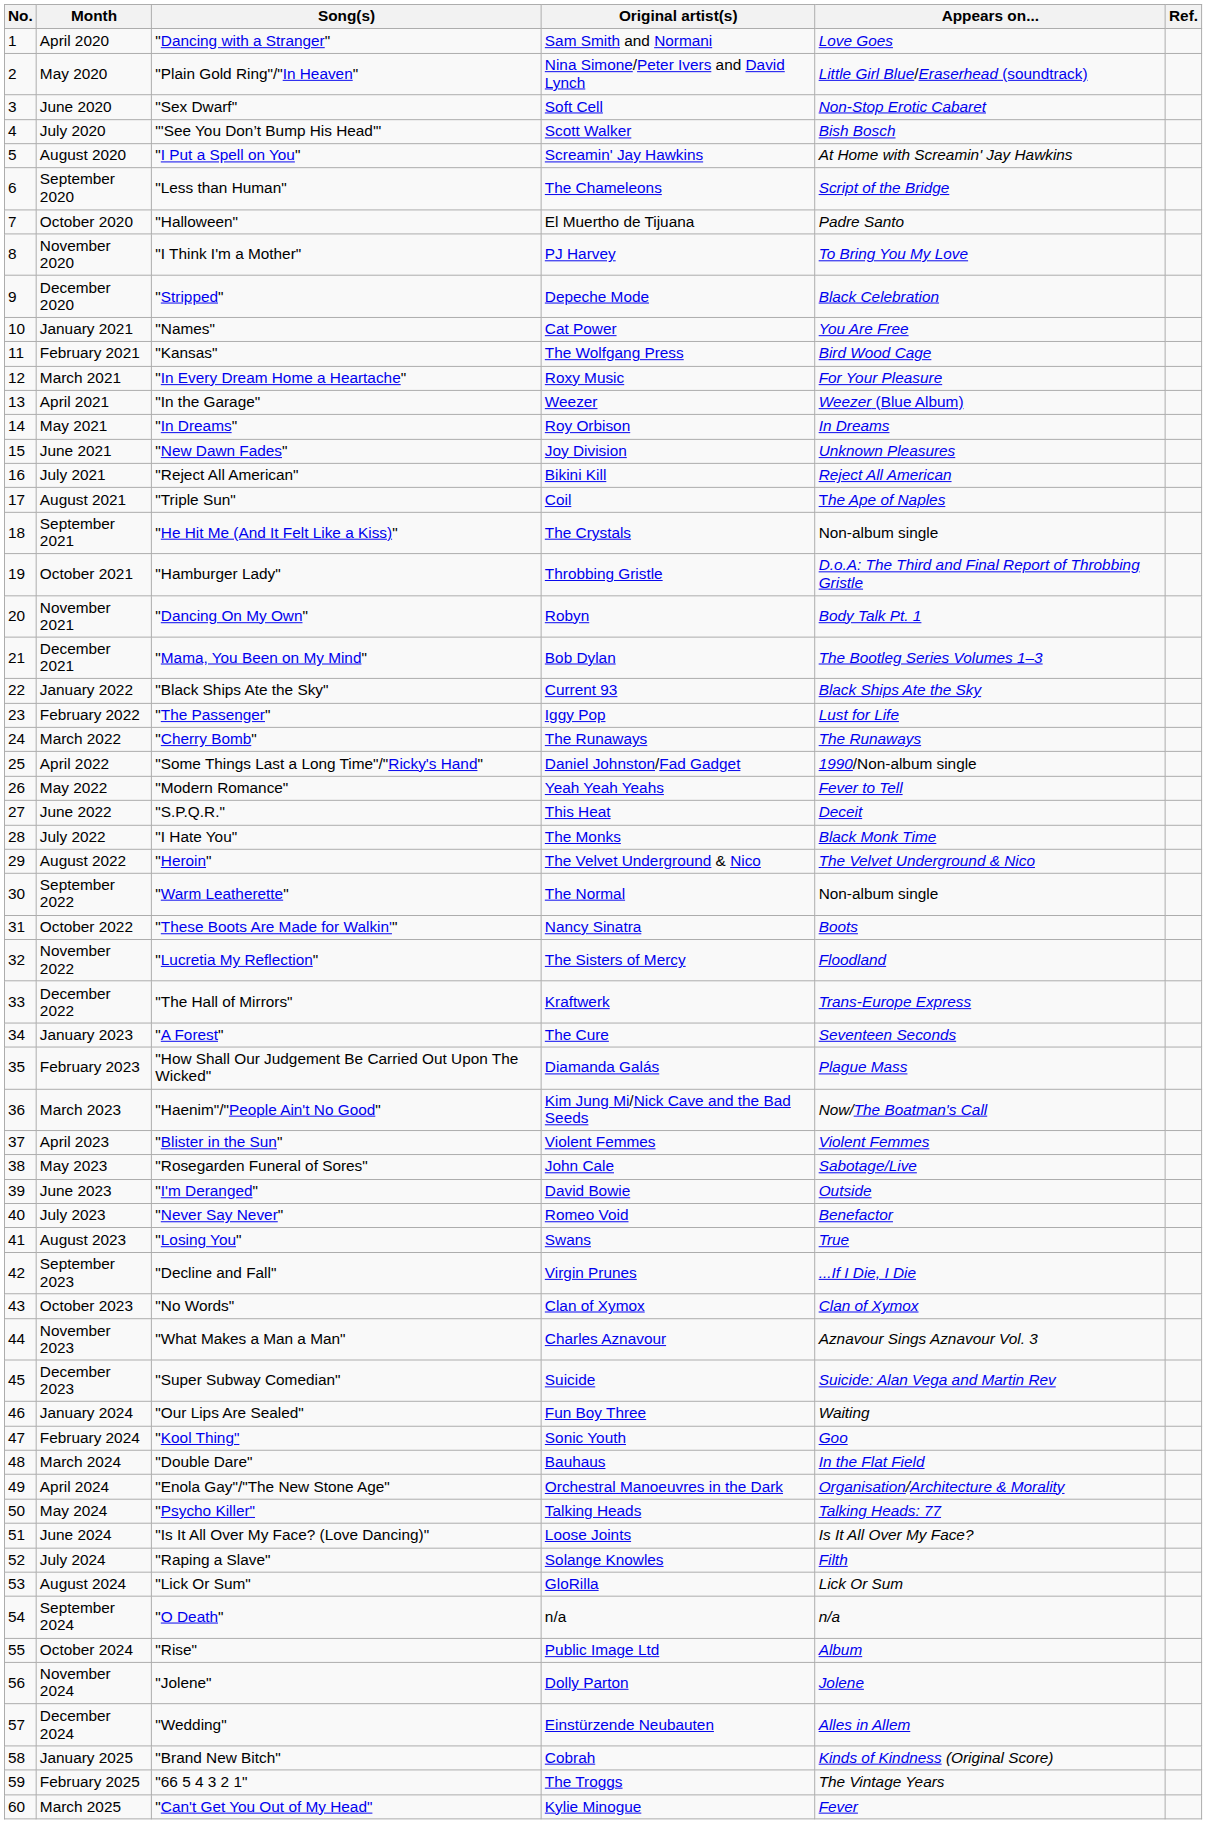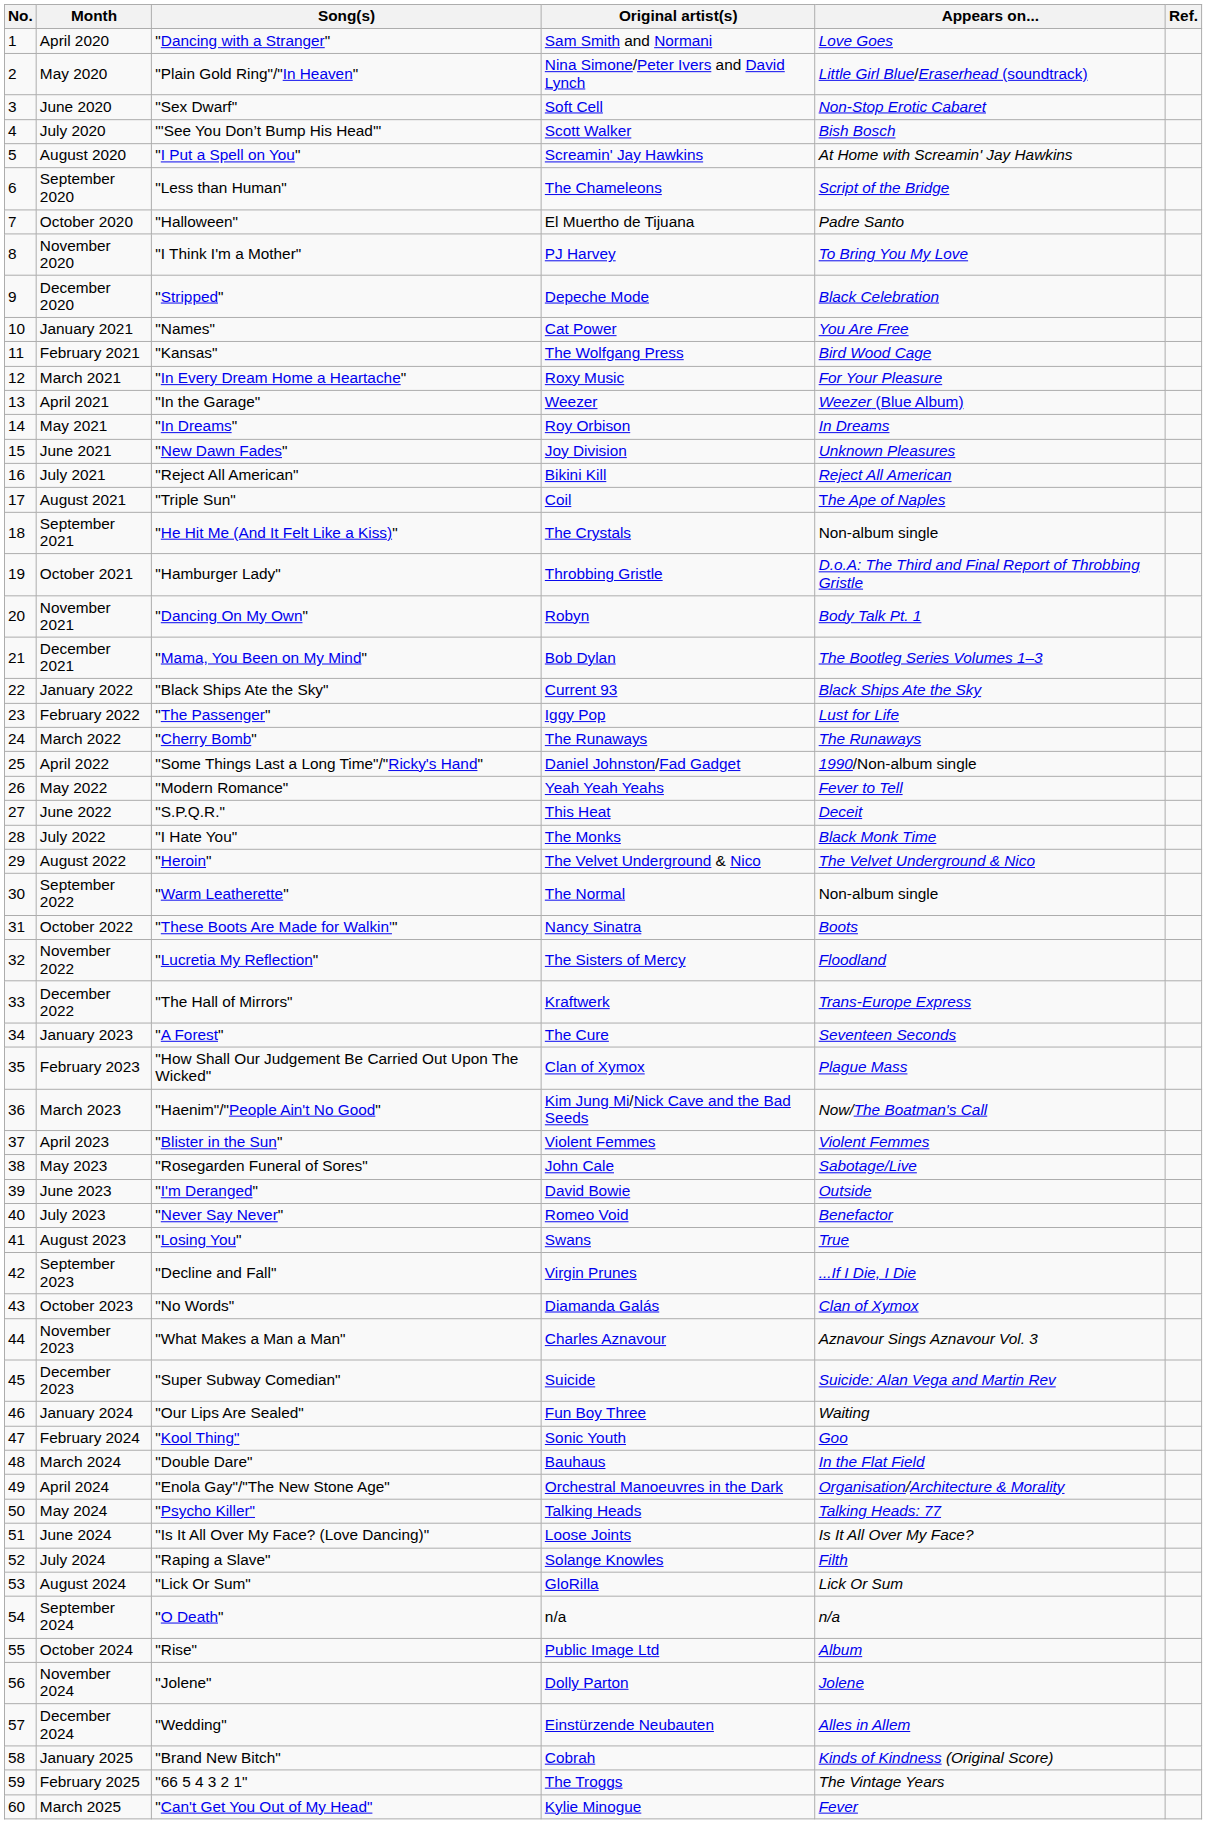(602, 1068) Diamanda Galás -> (595, 1068) Clan of Xymox
(595, 1306) Clan of Xymox -> (602, 1306) Diamanda Galás
